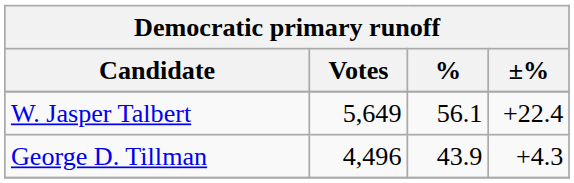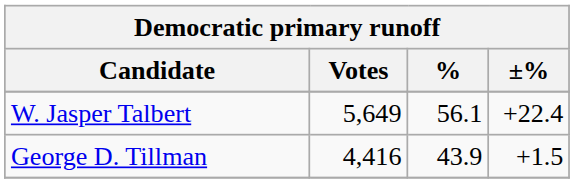(372, 156) 4,496 -> (372, 156) 4,416
(540, 156) +4.3 -> (540, 156) +1.5
